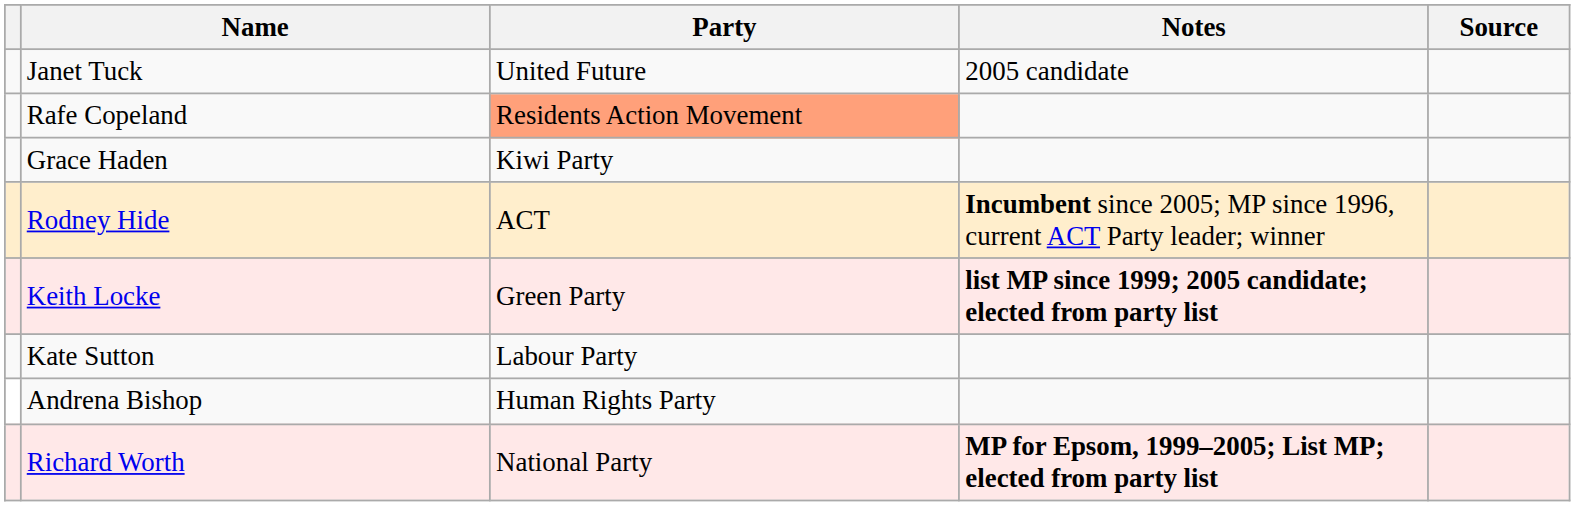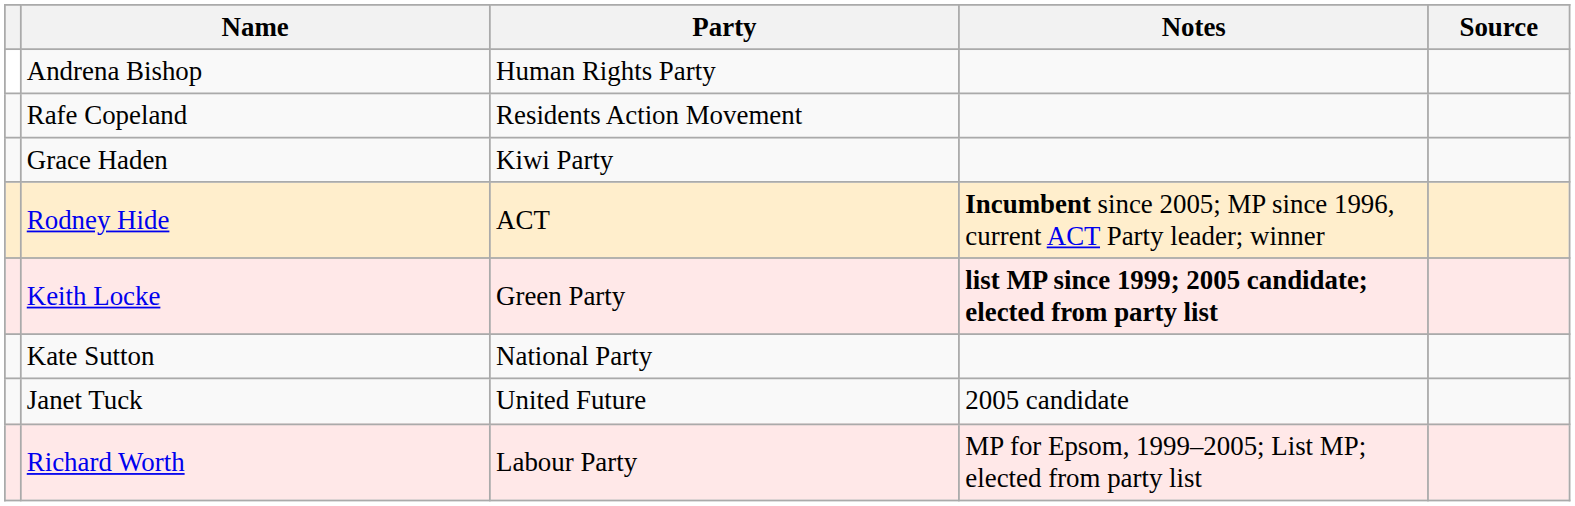rows swapped: (115, 401) <-> (85, 71)
(649, 115) lightsalmon background -> (649, 115) no background
(567, 356) Labour Party -> (574, 356) National Party
(574, 461) National Party -> (567, 461) Labour Party
(1175, 461) bold -> (1166, 461) normal
